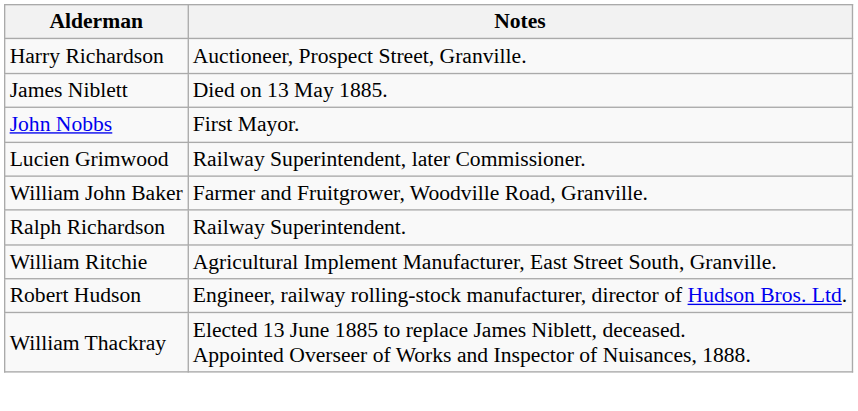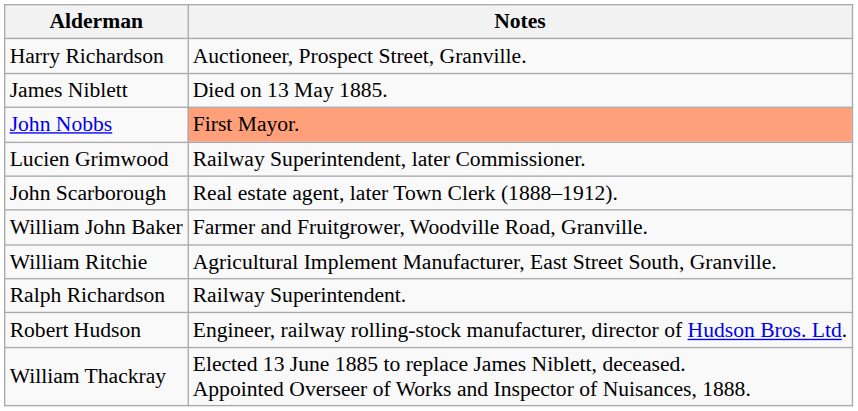(246, 124) no background -> (246, 124) lightsalmon background
+ row: (88, 192)
rows swapped: (87, 227) <-> (79, 261)
